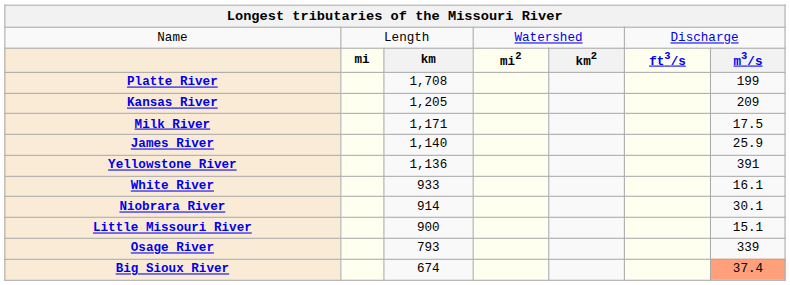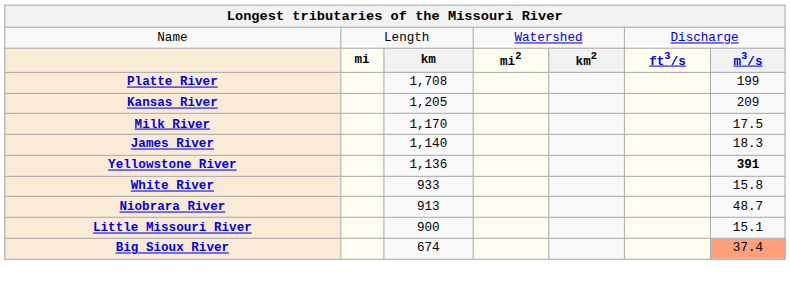(428, 124) 1,171 -> (428, 124) 1,170
(748, 145) 25.9 -> (748, 145) 18.3
(748, 166) normal -> (748, 166) bold
(748, 186) 16.1 -> (748, 186) 15.8
(428, 207) 914 -> (428, 207) 913
(748, 207) 30.1 -> (748, 207) 48.7
- row: (172, 249)
